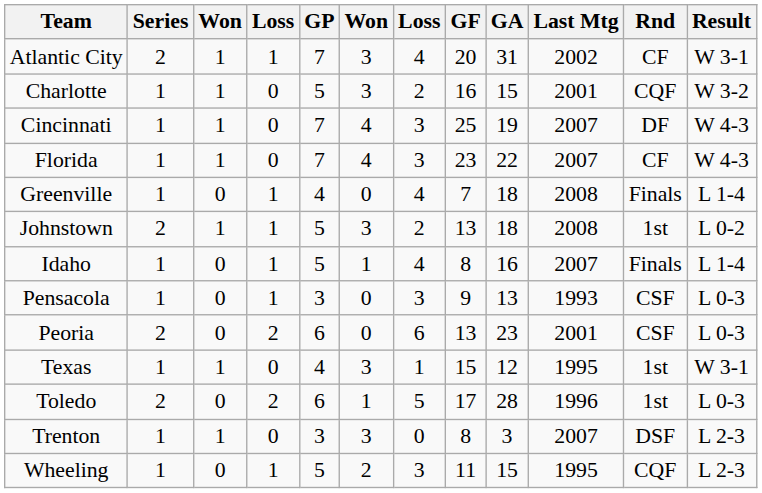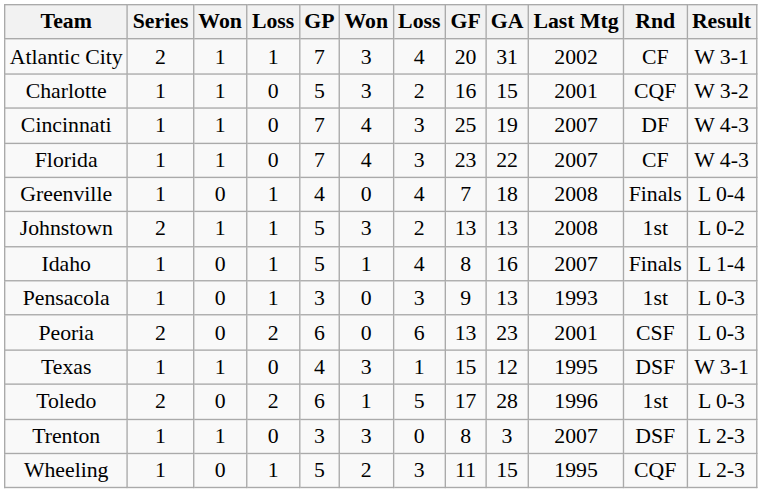(721, 194) L 1-4 -> (721, 194) L 0-4
(507, 228) 18 -> (507, 228) 13
(655, 297) CSF -> (655, 297) 1st
(655, 366) 1st -> (655, 366) DSF
